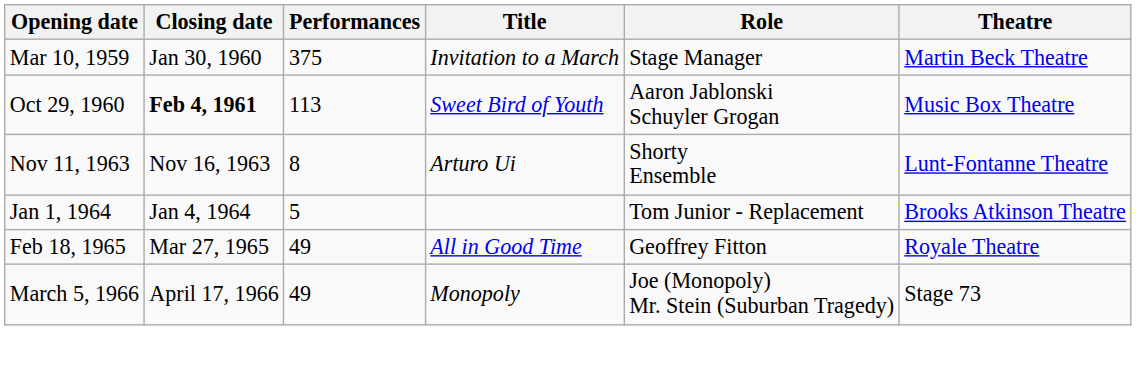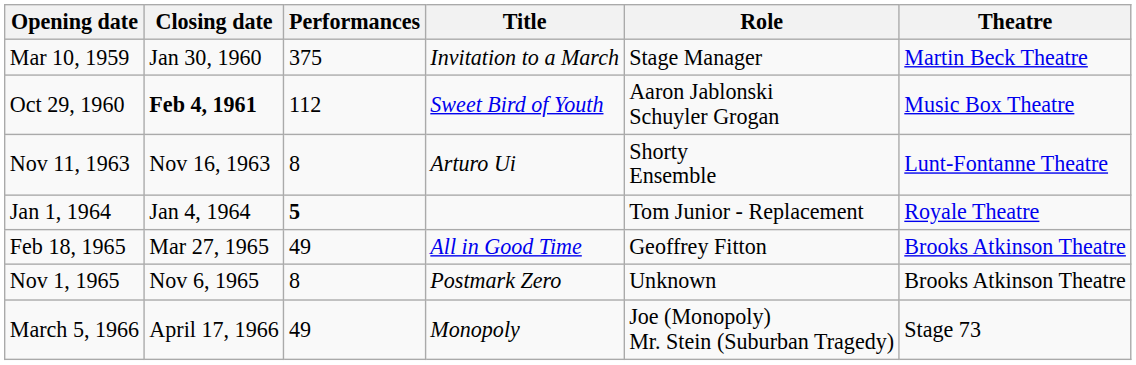(305, 104) 113 -> (305, 104) 112
(294, 211) normal -> (294, 211) bold
(1015, 211) Brooks Atkinson Theatre -> (972, 211) Royale Theatre
(972, 246) Royale Theatre -> (1015, 246) Brooks Atkinson Theatre
+ row: (65, 281)
